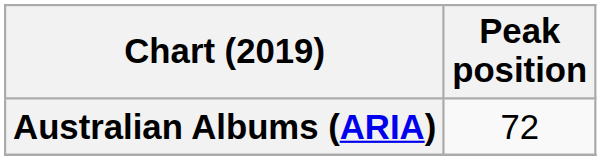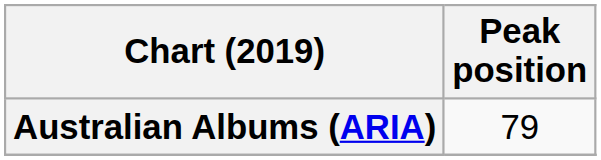(520, 126) 72 -> (520, 126) 79
